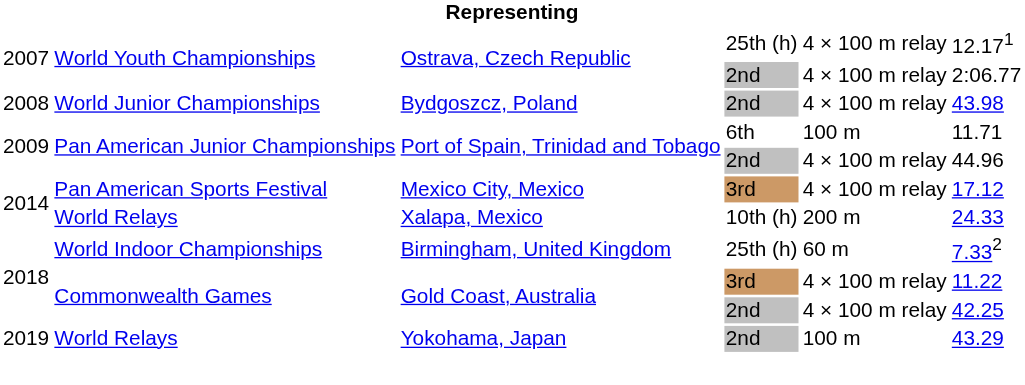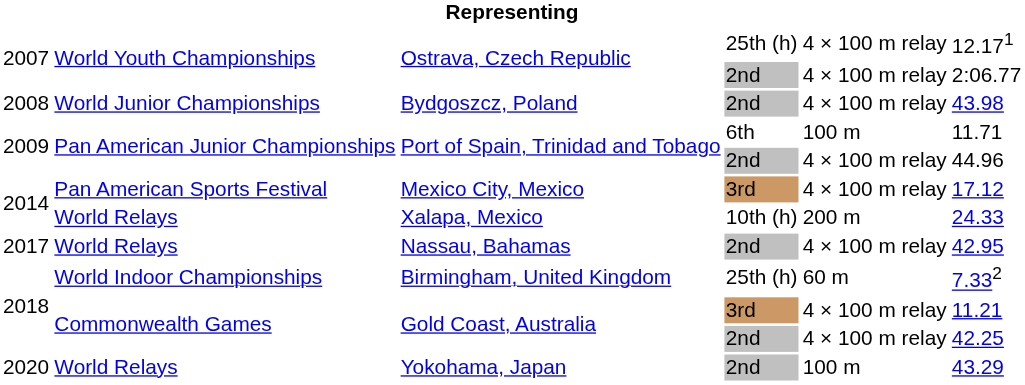+ row: (486, 246)
(977, 281) 11.22 -> (977, 309) 11.21
(26, 338) 2019 -> (26, 366) 2020
